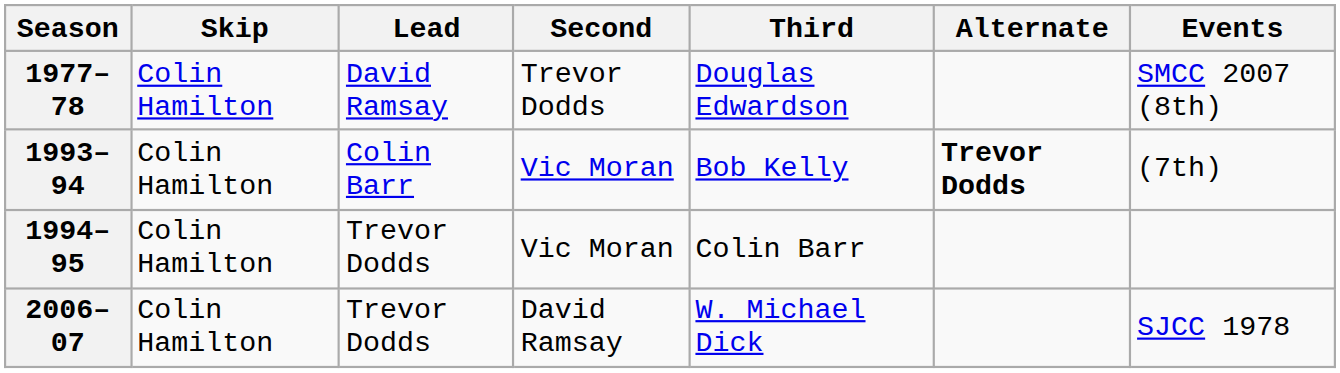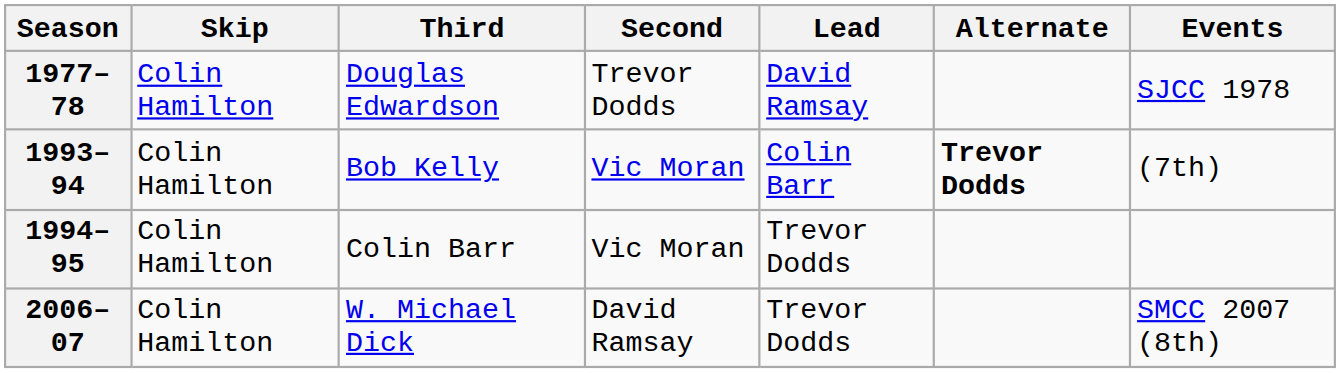columns swapped: (811, 28) <-> (427, 28)
(1214, 91) SMCC 2007 (8th) -> (1214, 91) SJCC 1978
(1214, 327) SJCC 1978 -> (1214, 327) SMCC 2007 (8th)
